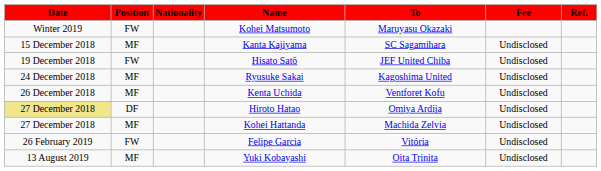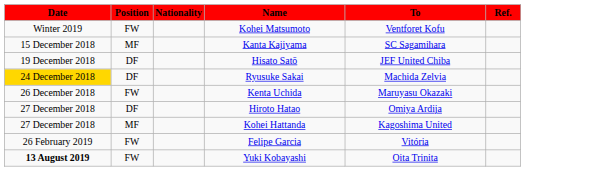- column: (523, 12)
(415, 29) Maruyasu Okazaki -> (415, 29) Ventforet Kofu
(132, 61) FW -> (132, 61) DF
(58, 77) no background -> (58, 77) gold background
(132, 77) MF -> (132, 77) DF
(415, 77) Kagoshima United -> (415, 77) Machida Zelvia
(132, 93) MF -> (132, 93) FW
(415, 93) Ventforet Kofu -> (415, 93) Maruyasu Okazaki
(58, 109) khaki background -> (58, 109) no background
(415, 126) Machida Zelvia -> (415, 126) Kagoshima United
(58, 158) normal -> (58, 158) bold
(132, 158) MF -> (132, 158) FW
